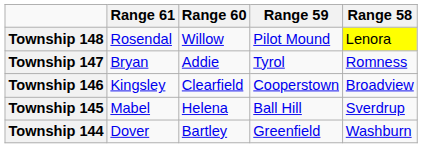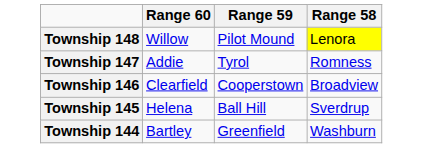- column: (143, 16)
